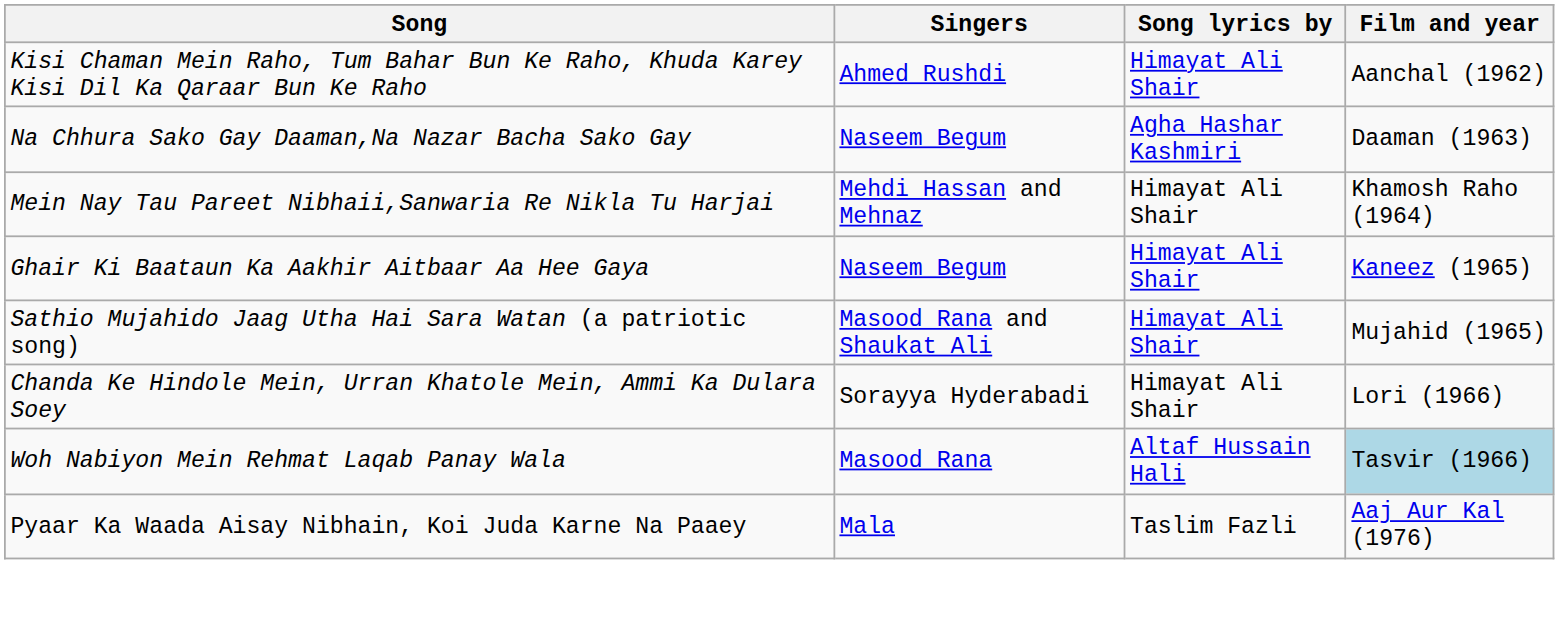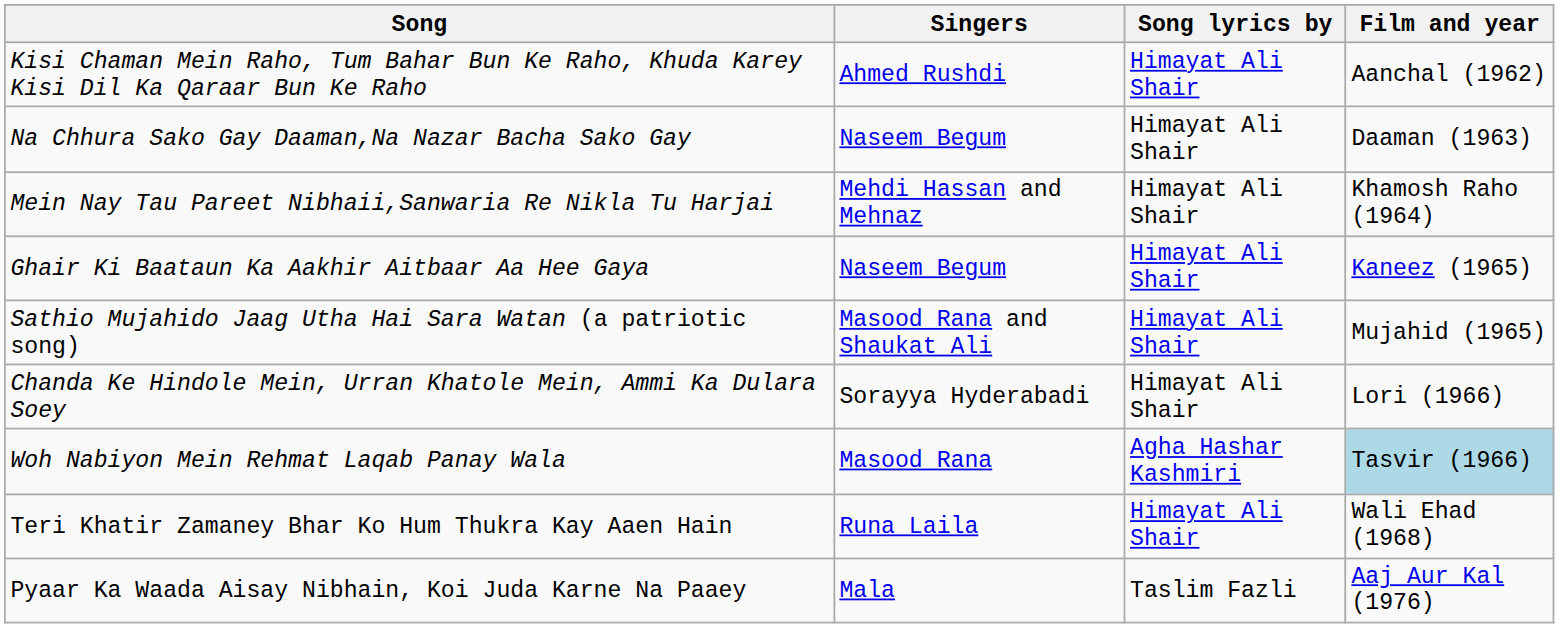(1206, 139) Agha Hashar Kashmiri -> (1206, 139) Himayat Ali Shair
(1220, 461) Altaf Hussain Hali -> (1206, 461) Agha Hashar Kashmiri
+ row: (371, 526)
